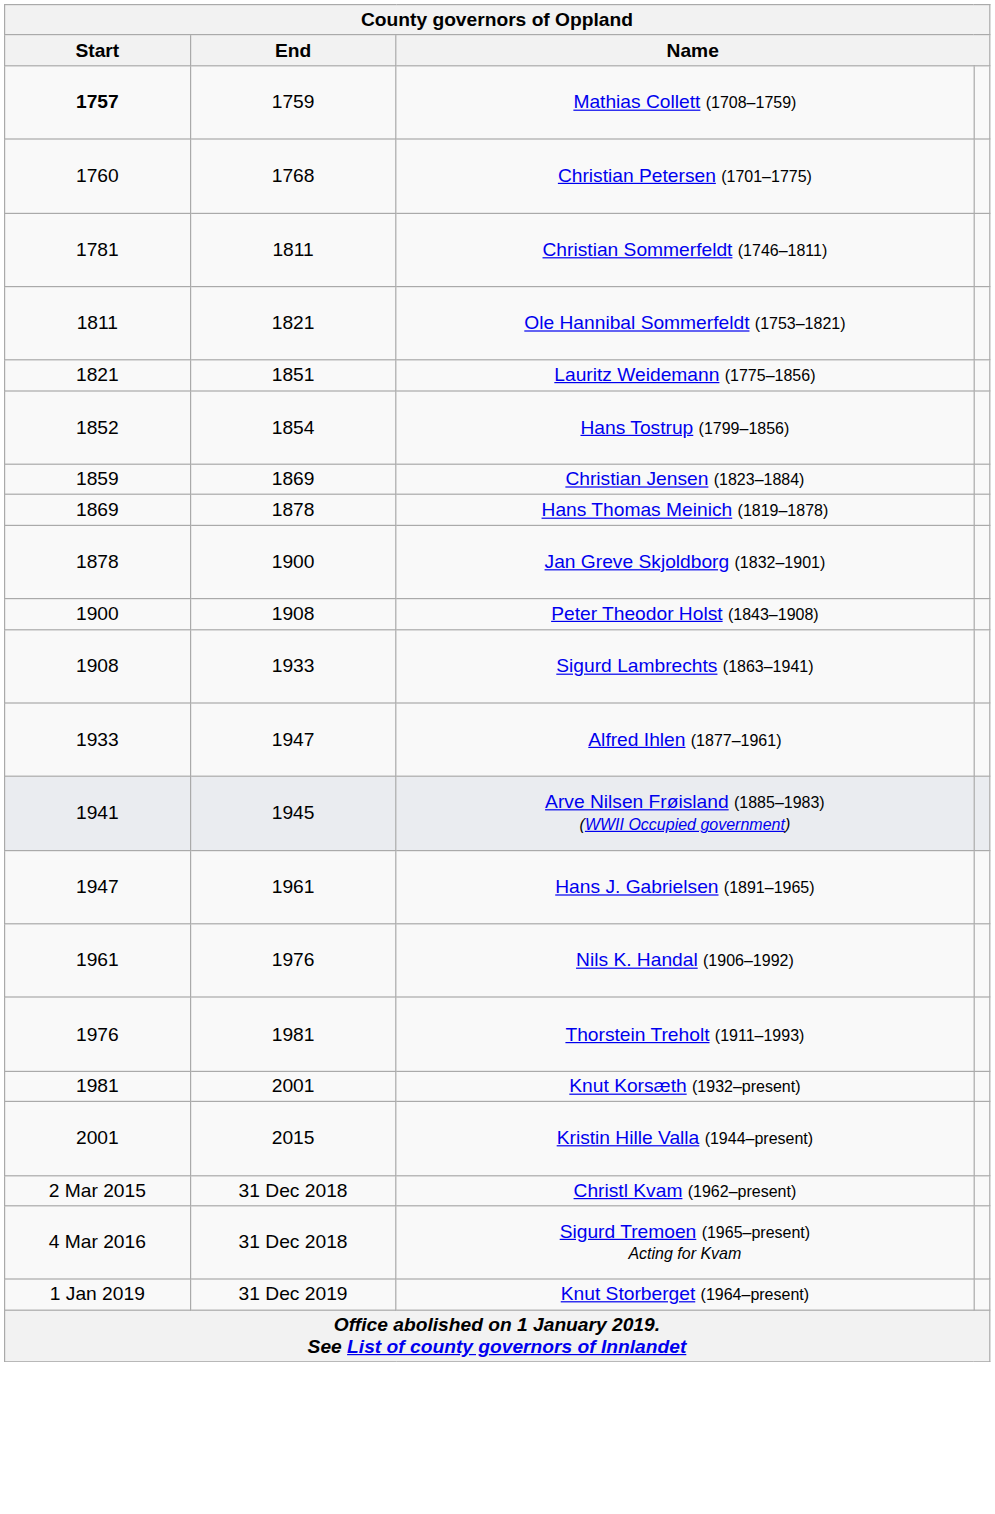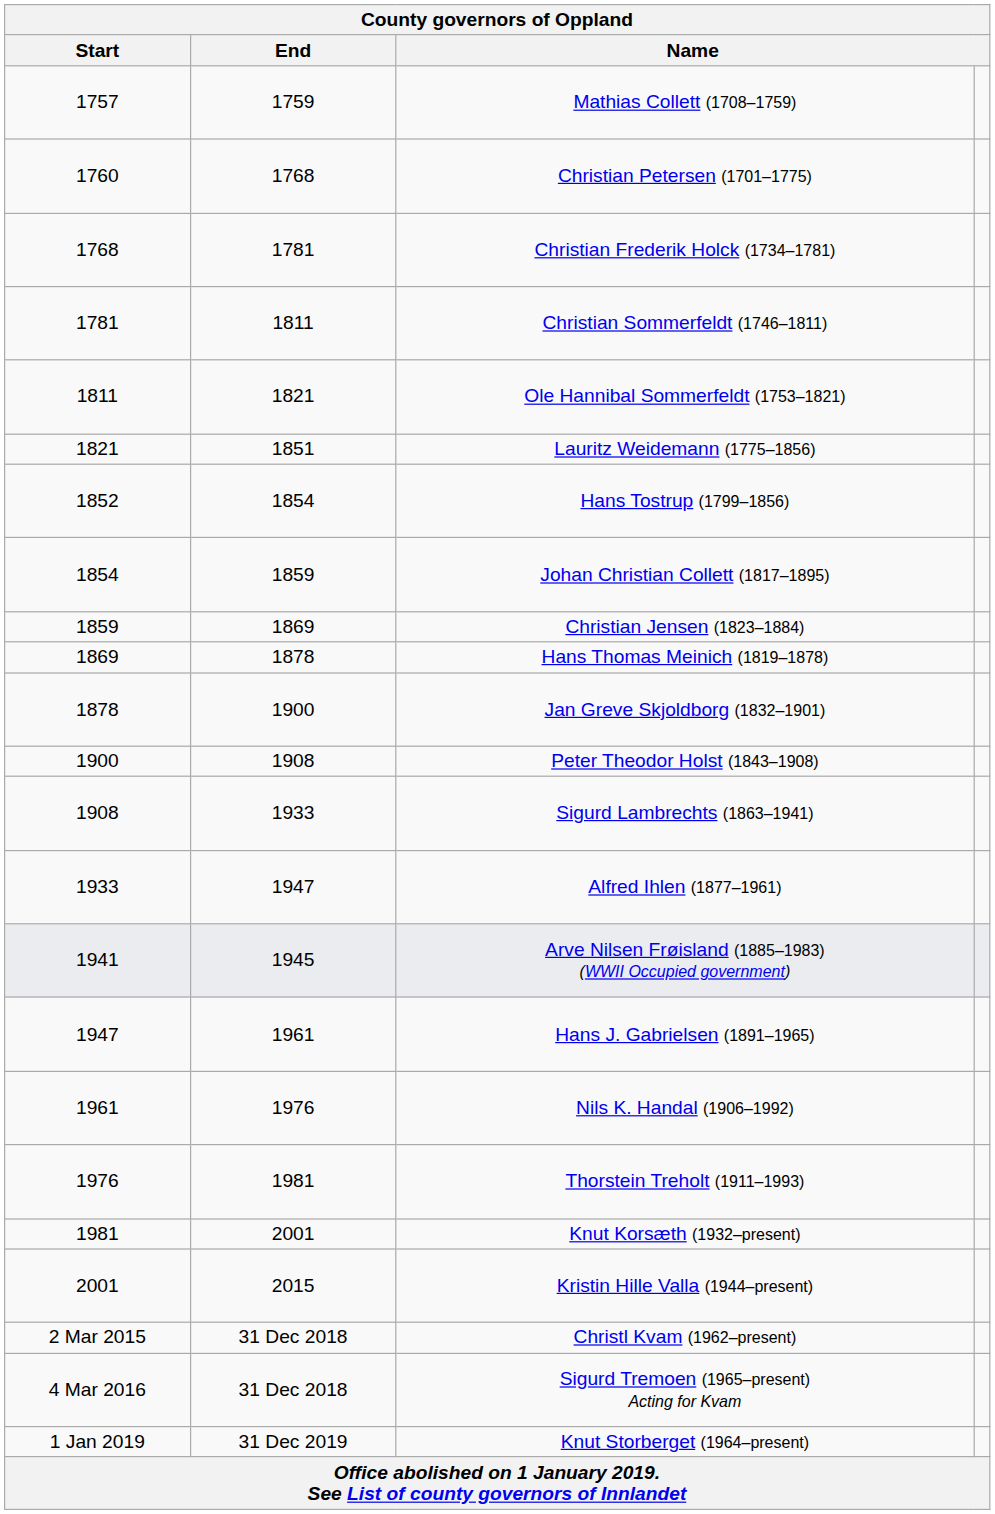(97, 102) bold -> (97, 102) normal
+ row: (685, 249)
+ row: (685, 574)
